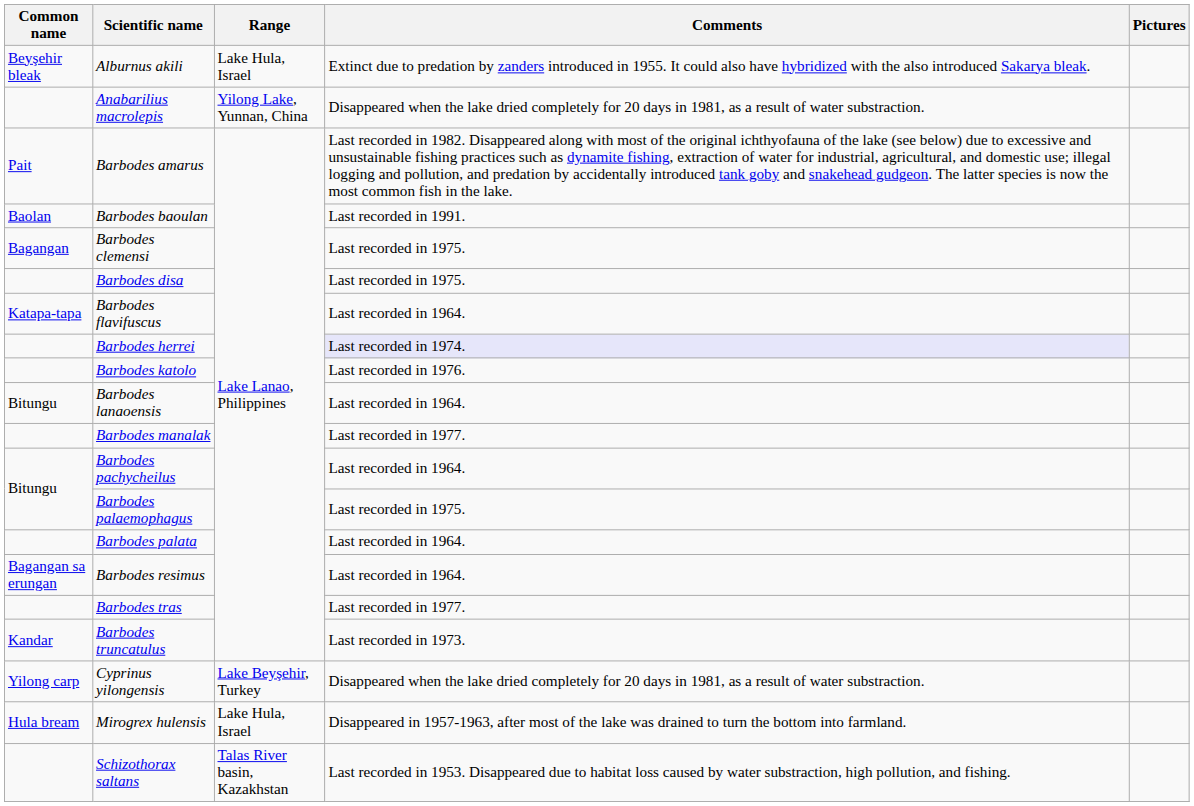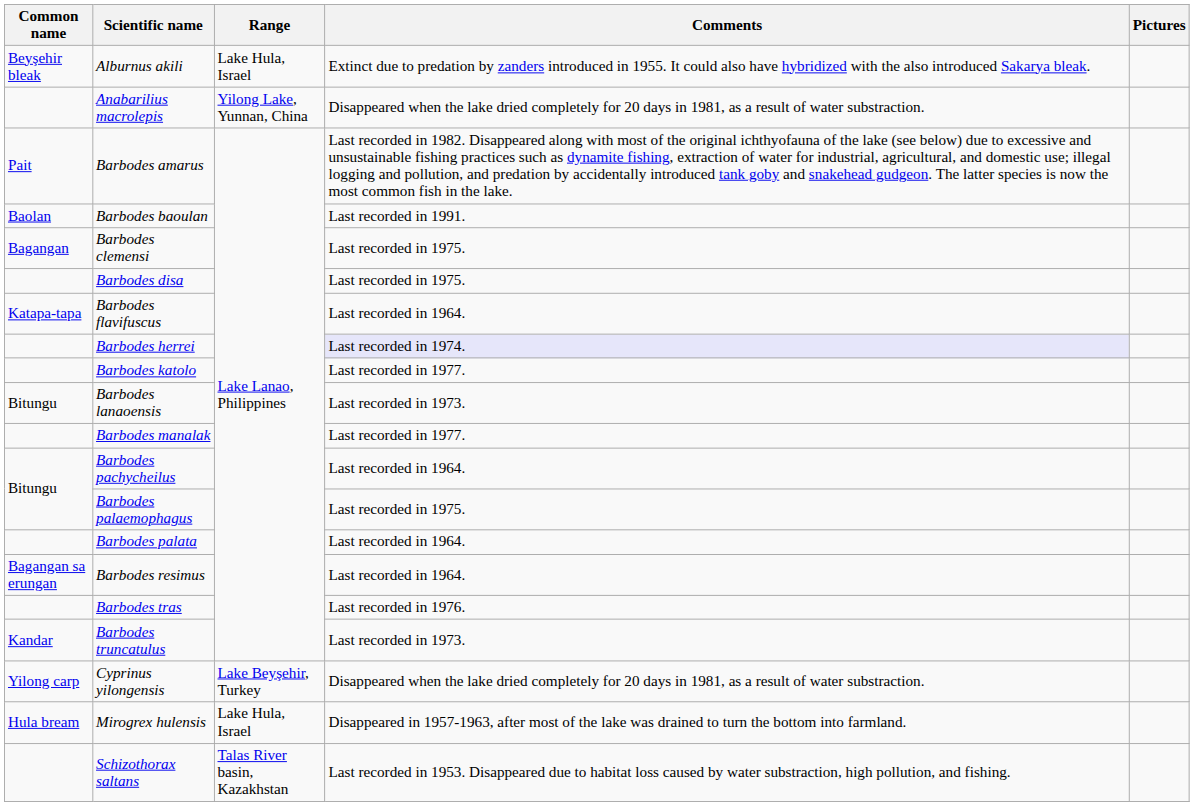(397, 370) Last recorded in 1976. -> (397, 370) Last recorded in 1977.
(397, 402) Last recorded in 1964. -> (397, 402) Last recorded in 1973.
(397, 607) Last recorded in 1977. -> (397, 607) Last recorded in 1976.
